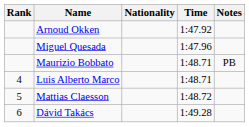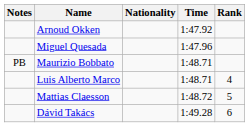columns swapped: (19, 12) <-> (229, 12)
